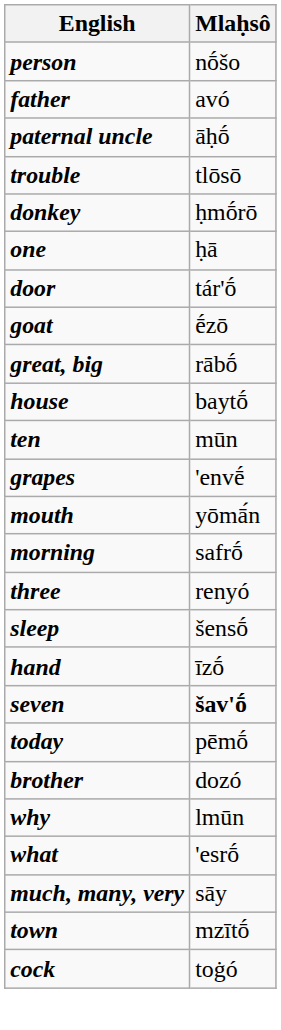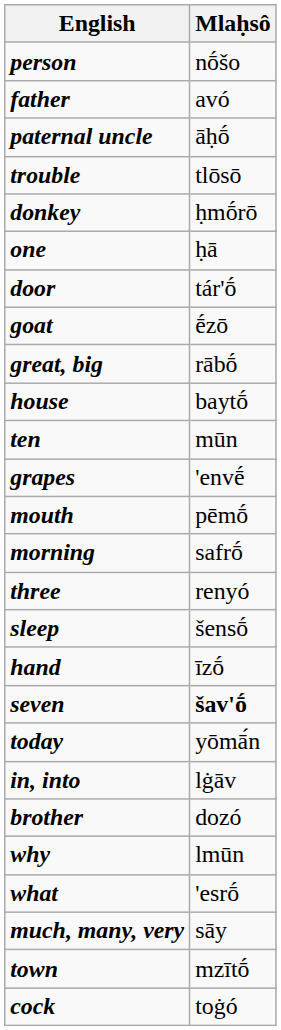(228, 514) yōmā́n -> (222, 514) pēmṓ
(222, 741) pēmṓ -> (228, 741) yōmā́n
+ row: (45, 779)
